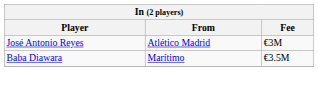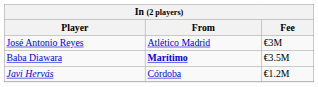(166, 58) normal -> (168, 58) bold
+ row: (30, 74)
